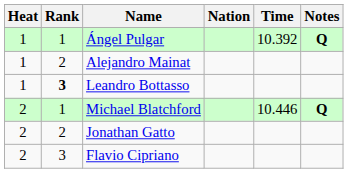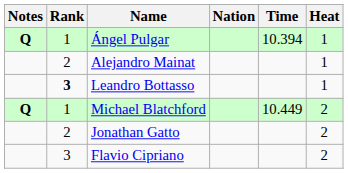columns swapped: (23, 16) <-> (322, 16)
(277, 39) 10.392 -> (282, 39) 10.394
(277, 109) 10.446 -> (282, 109) 10.449
